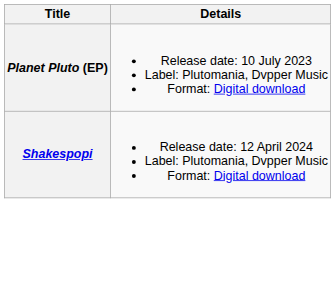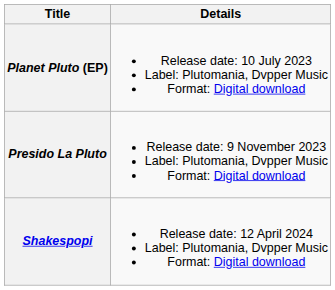+ row: (58, 154)
